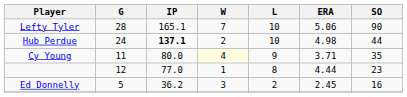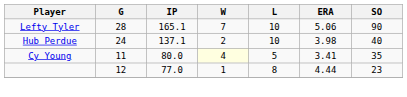(172, 41) bold -> (172, 41) normal
(325, 41) 4.98 -> (325, 41) 3.98
(377, 41) 44 -> (377, 41) 40
(274, 56) 9 -> (274, 56) 5
(325, 56) 3.71 -> (325, 56) 3.41
- row: (50, 85)
